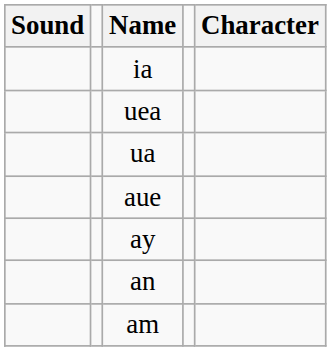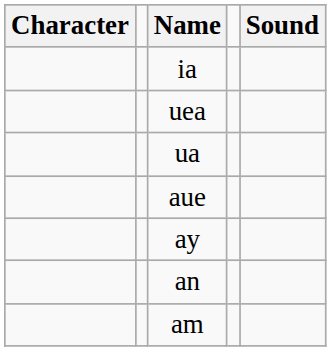columns swapped: (260, 25) <-> (48, 25)
